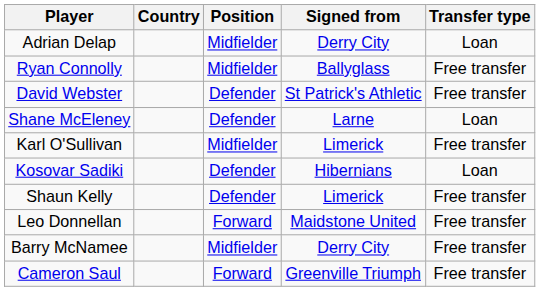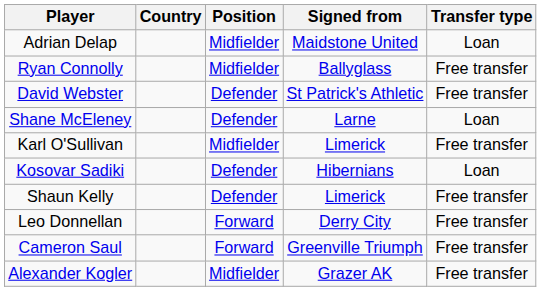(353, 42) Derry City -> (355, 42) Maidstone United
(353, 222) Maidstone United -> (355, 222) Derry City
- row: (69, 247)
+ row: (70, 273)
